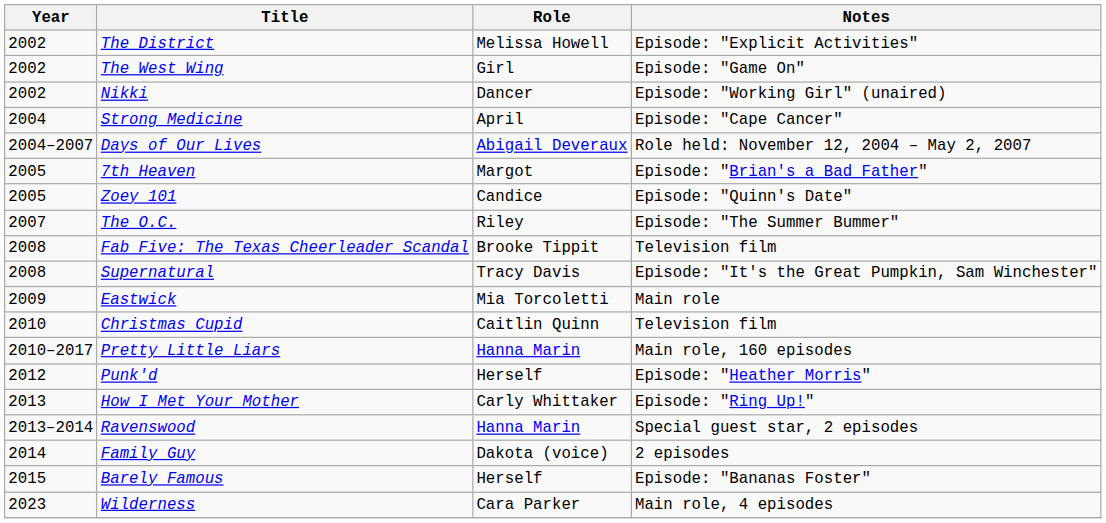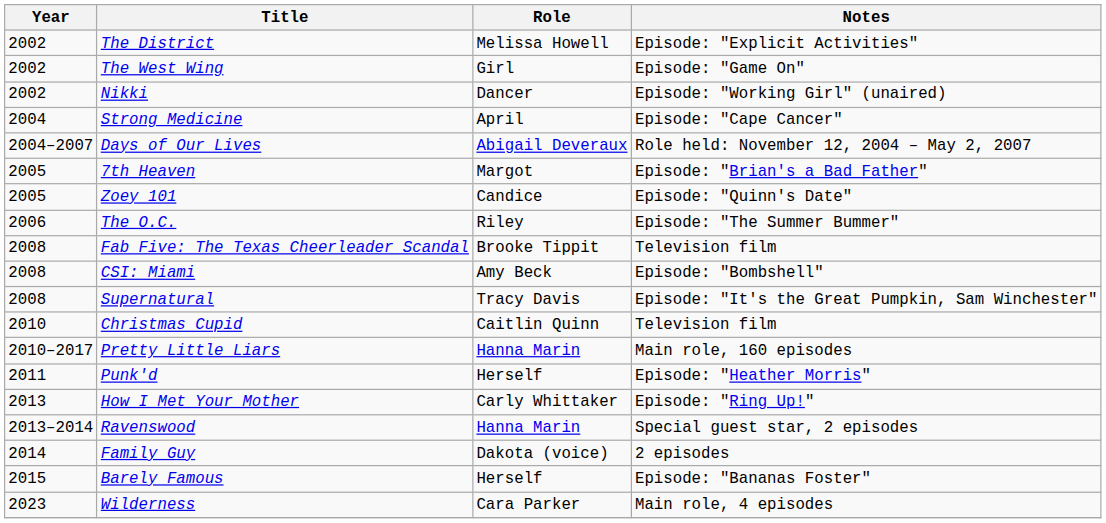(27, 223) 2007 -> (27, 223) 2006
+ row: (148, 274)
- row: (139, 299)
(27, 376) 2012 -> (27, 376) 2011
